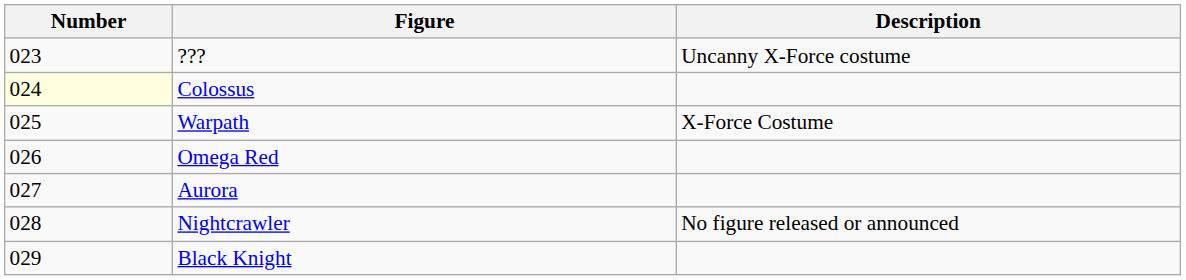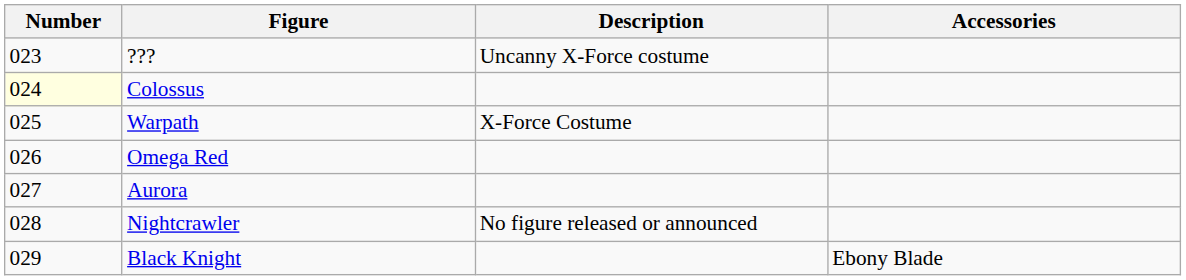+ column: (1004, 21)
